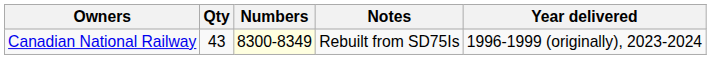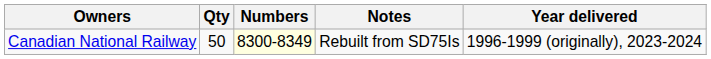(217, 41) 43 -> (217, 41) 50
